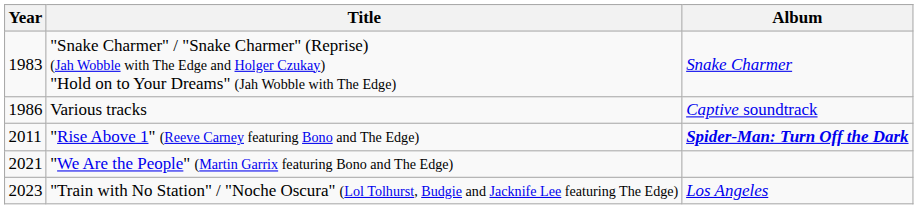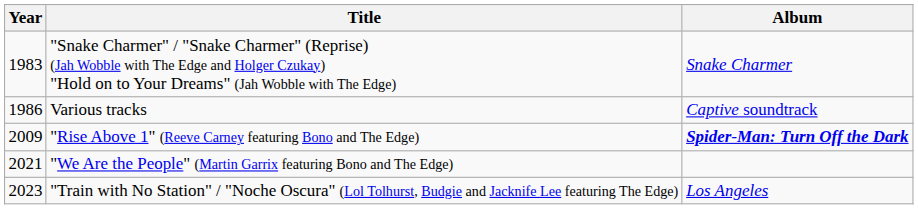(25, 136) 2011 -> (25, 136) 2009
